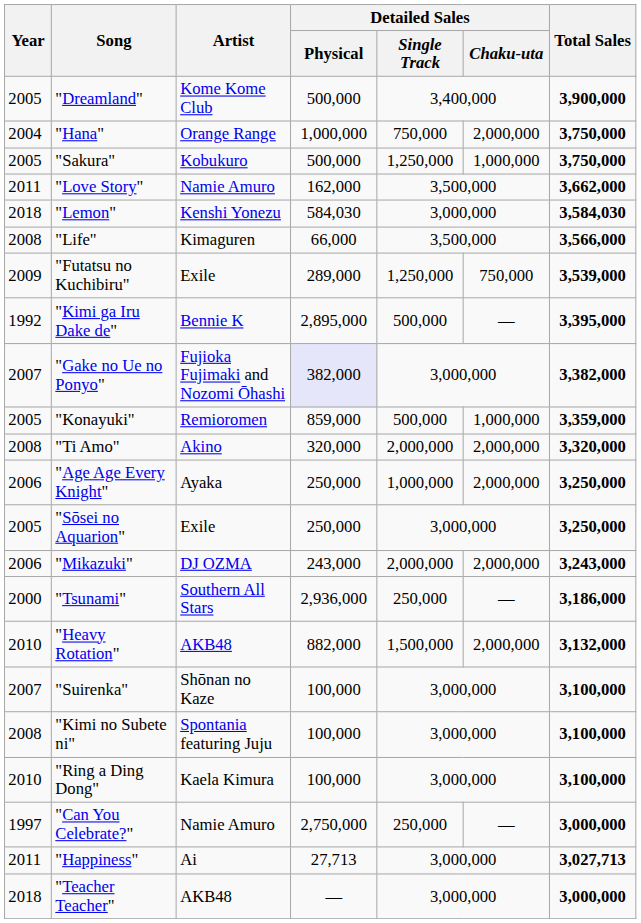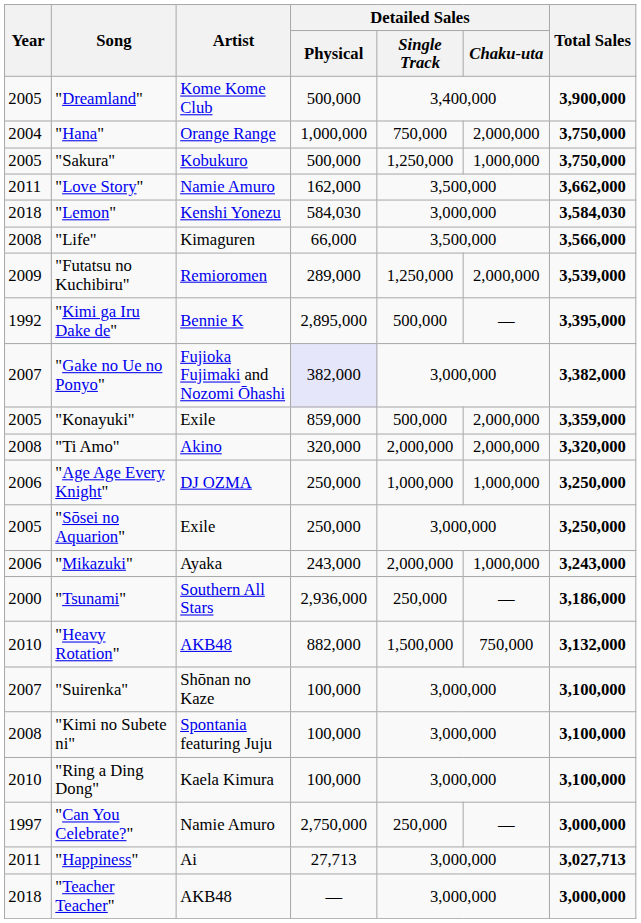(198, 275) Exile -> (224, 275) Remioromen
(506, 275) 750,000 -> (506, 275) 2,000,000
(224, 420) Remioromen -> (198, 420) Exile
(506, 420) 1,000,000 -> (506, 420) 2,000,000
(201, 482) Ayaka -> (216, 482) DJ OZMA
(506, 482) 2,000,000 -> (506, 482) 1,000,000
(216, 563) DJ OZMA -> (201, 563) Ayaka
(506, 563) 2,000,000 -> (506, 563) 1,000,000
(506, 644) 2,000,000 -> (506, 644) 750,000
